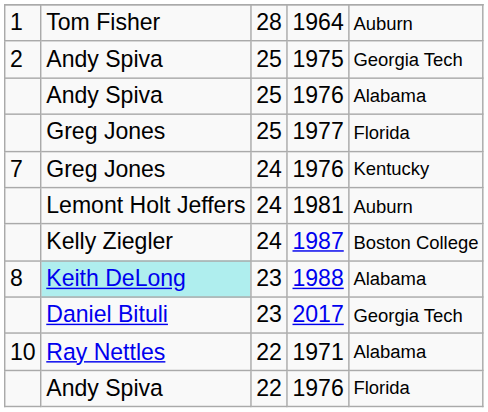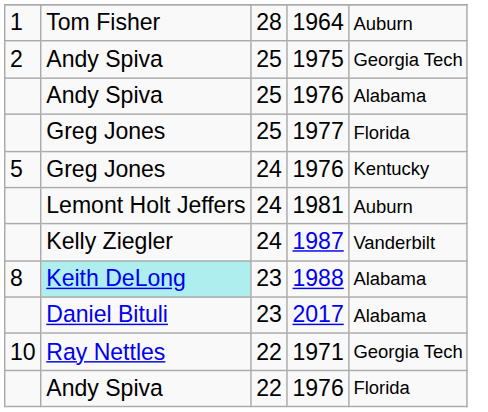(16, 168) 7 -> (16, 168) 5
(416, 242) Boston College -> (394, 242) Vanderbilt
(408, 315) Georgia Tech -> (390, 315) Alabama
(390, 352) Alabama -> (408, 352) Georgia Tech
